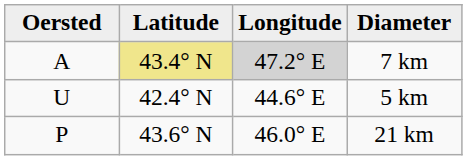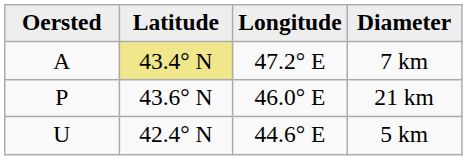(290, 60) lightgrey background -> (290, 60) no background
rows swapped: (404, 135) <-> (404, 97)
